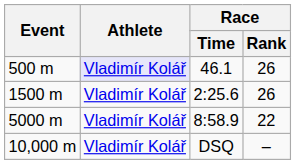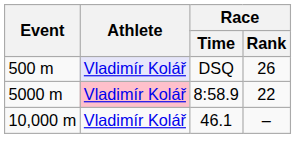(216, 69) 46.1 -> (216, 69) DSQ
- row: (35, 95)
(135, 121) no background -> (135, 95) pink background
(216, 146) DSQ -> (216, 121) 46.1
